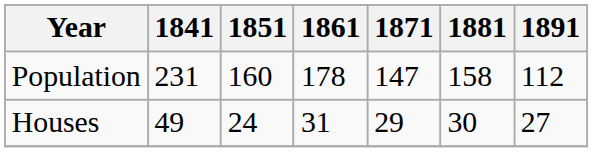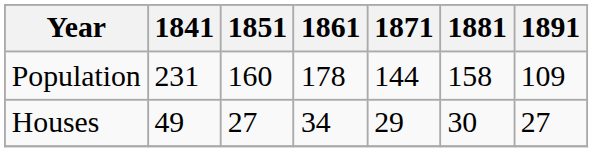(397, 75) 147 -> (397, 75) 144
(542, 75) 112 -> (543, 75) 109
(243, 122) 24 -> (243, 122) 27
(316, 122) 31 -> (316, 122) 34
